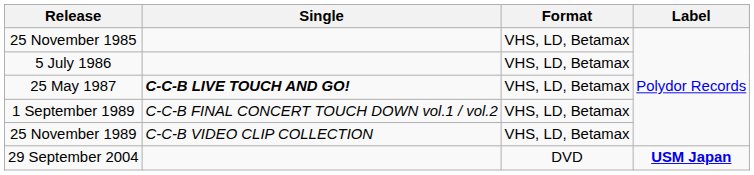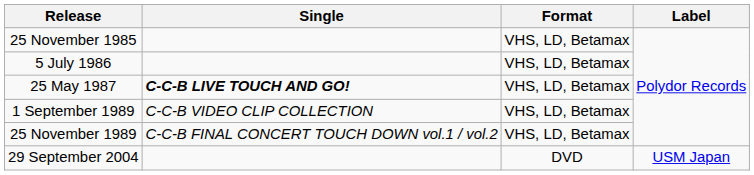(322, 110) C-C-B FINAL CONCERT TOUCH DOWN vol.1 / vol.2 -> (259, 110) C-C-B VIDEO CLIP COLLECTION
(259, 134) C-C-B VIDEO CLIP COLLECTION -> (322, 134) C-C-B FINAL CONCERT TOUCH DOWN vol.1 / vol.2
(691, 157) bold -> (691, 157) normal
